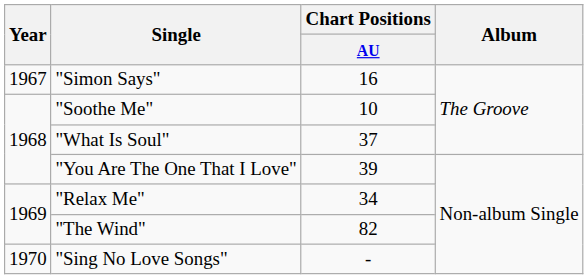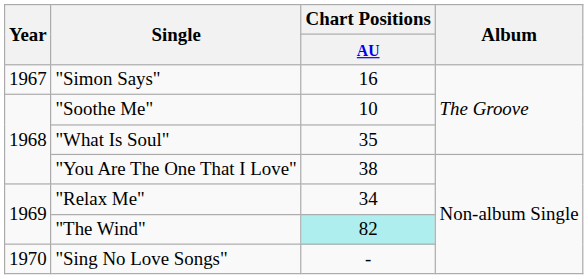(368, 139) 37 -> (368, 139) 35
(368, 169) 39 -> (368, 169) 38
(368, 229) no background -> (368, 229) paleturquoise background
